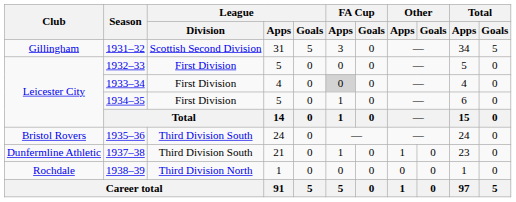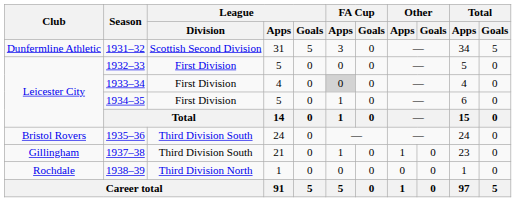(54, 48) Gillingham -> (54, 48) Dunfermline Athletic
(54, 153) Dunfermline Athletic -> (54, 153) Gillingham
